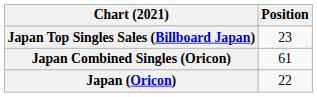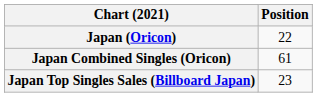rows swapped: (131, 80) <-> (131, 37)
